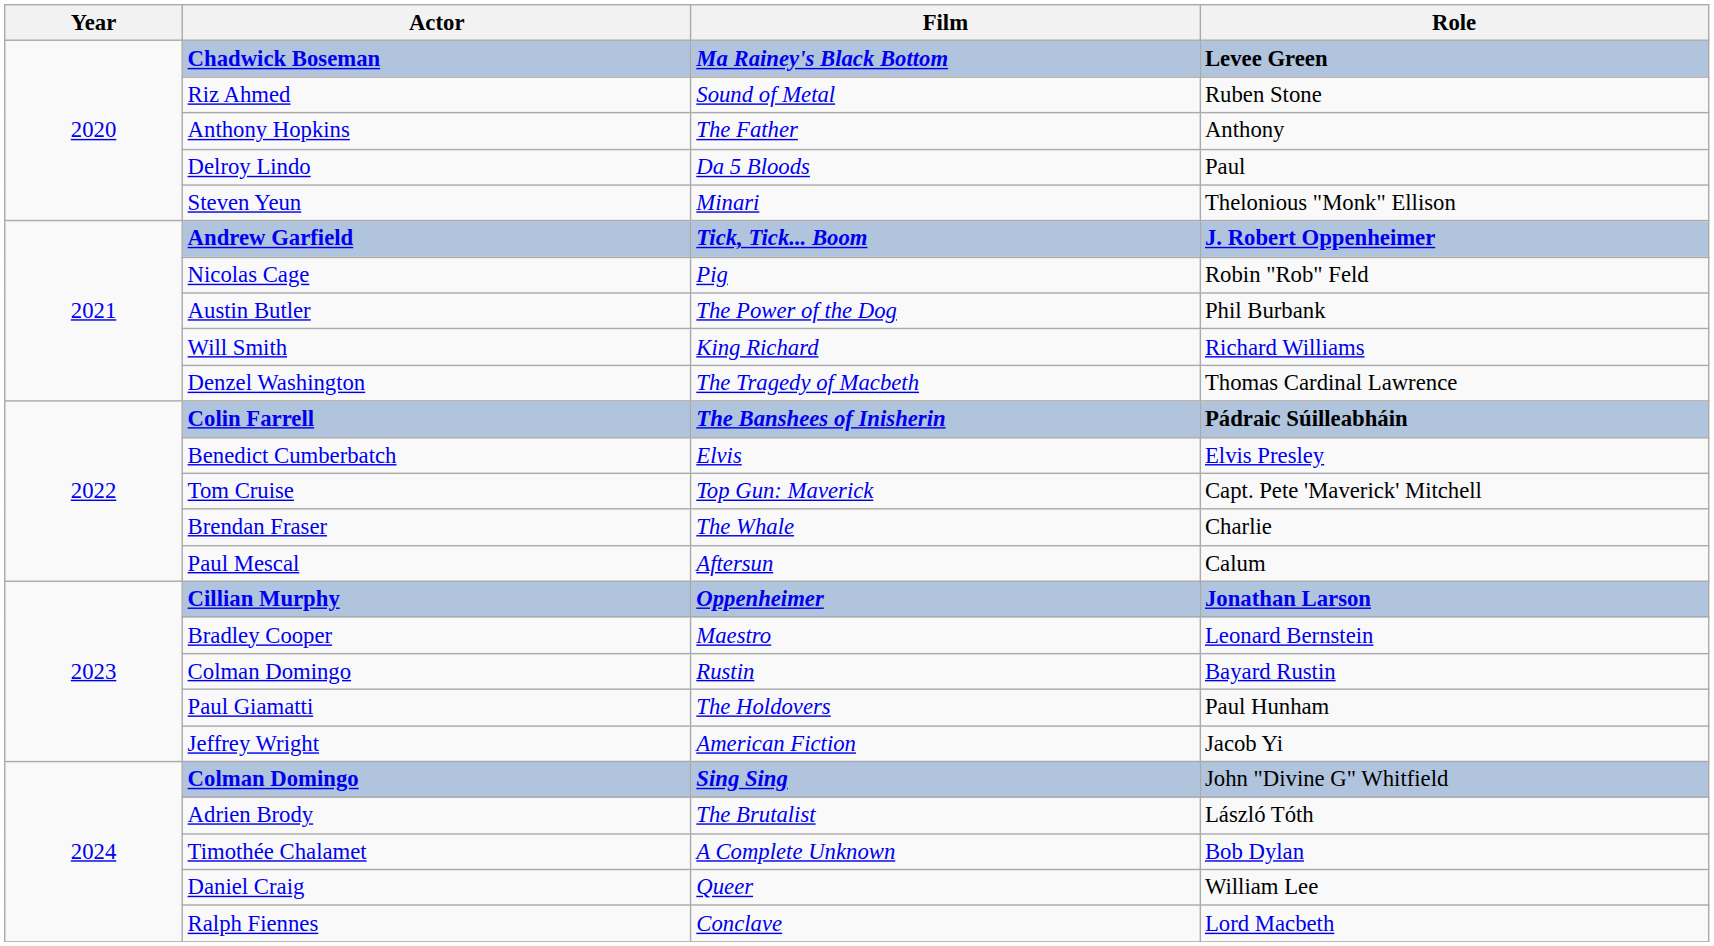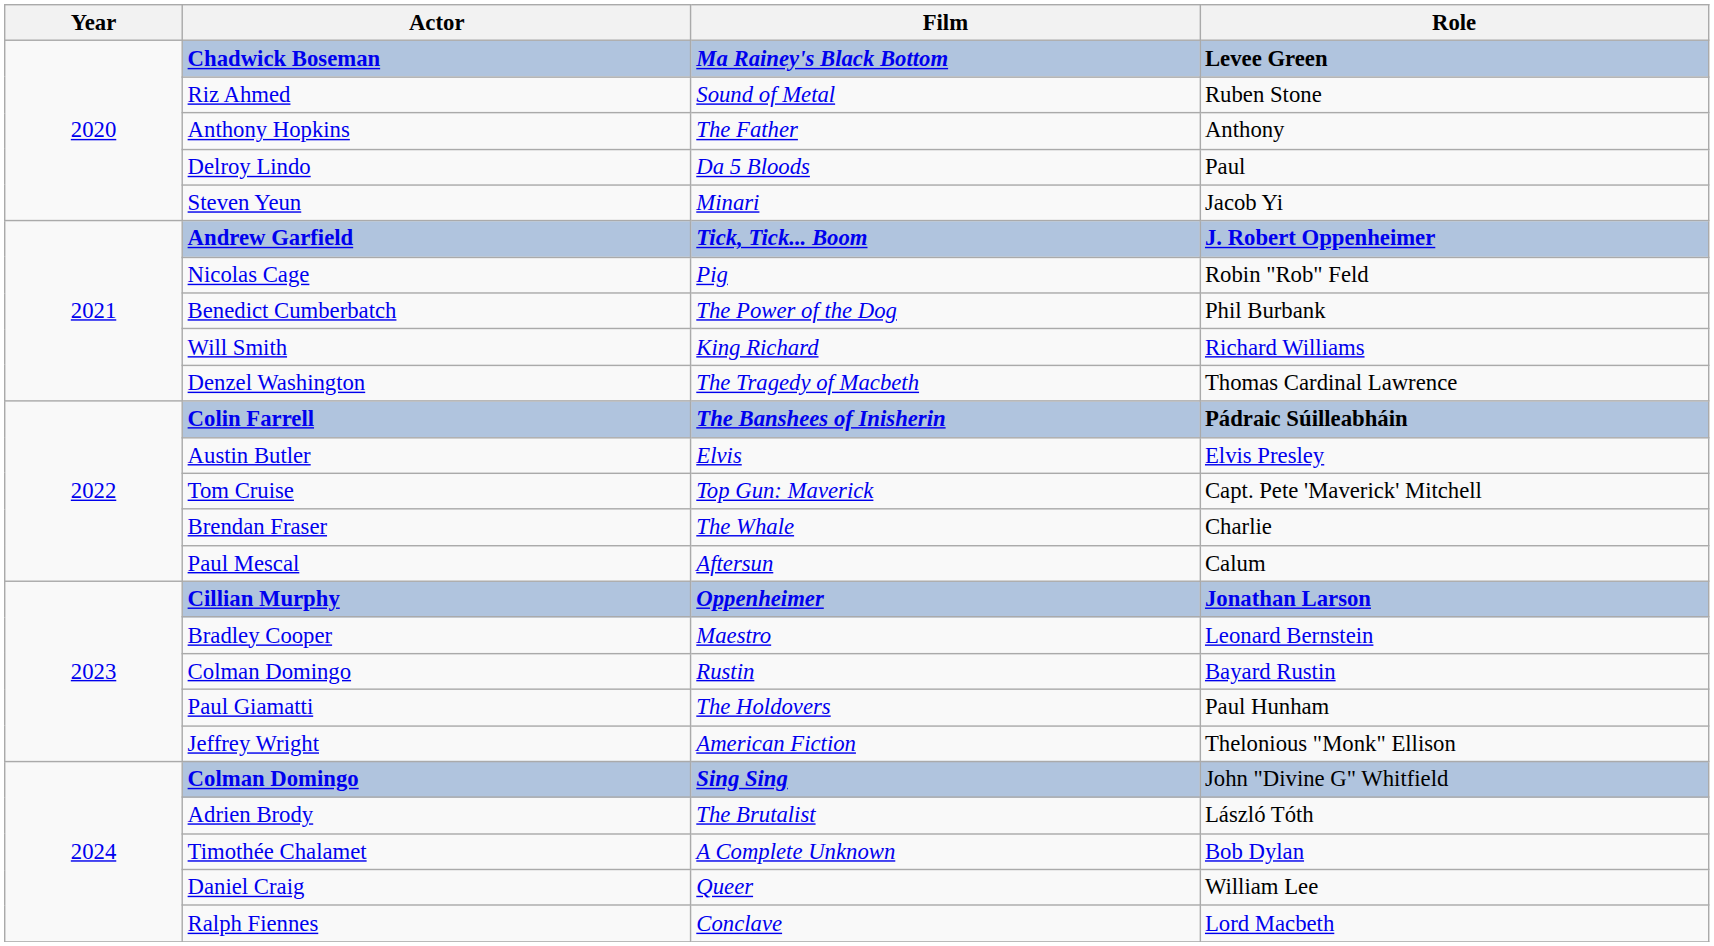(1330, 202) Thelonious "Monk" Ellison -> (1244, 202) Jacob Yi
(249, 310) Austin Butler -> (292, 310) Benedict Cumberbatch
(292, 454) Benedict Cumberbatch -> (249, 454) Austin Butler
(1244, 743) Jacob Yi -> (1330, 743) Thelonious "Monk" Ellison
